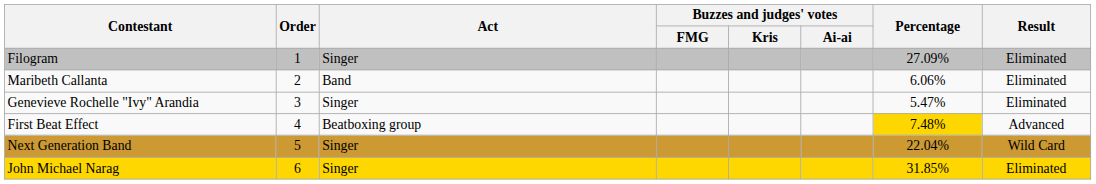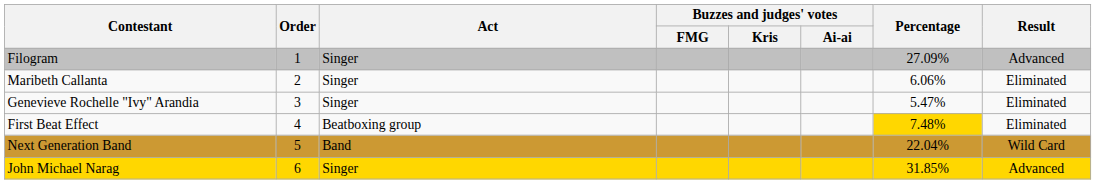(1036, 59) Eliminated -> (1036, 59) Advanced
(337, 80) Band -> (340, 80) Singer
(1036, 124) Advanced -> (1036, 124) Eliminated
(340, 146) Singer -> (337, 146) Band
(1036, 168) Eliminated -> (1036, 168) Advanced
